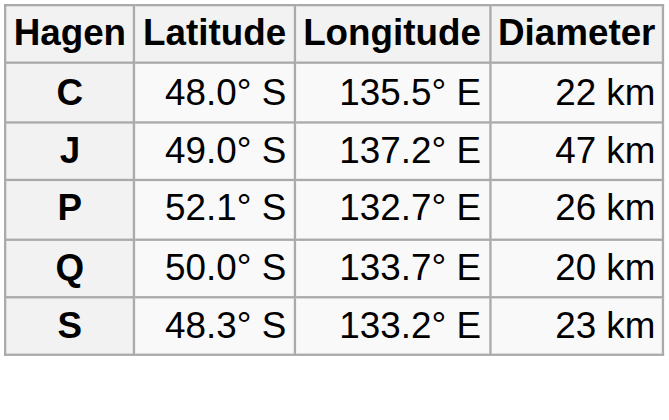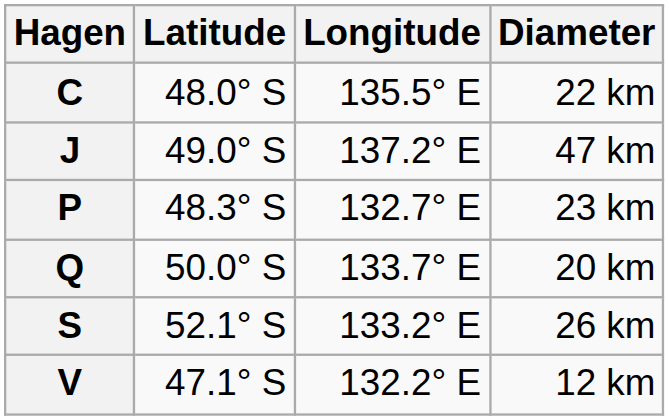(226, 208) 52.1° S -> (226, 208) 48.3° S
(605, 208) 26 km -> (605, 208) 23 km
(226, 325) 48.3° S -> (226, 325) 52.1° S
(605, 325) 23 km -> (605, 325) 26 km
+ row: (70, 383)
